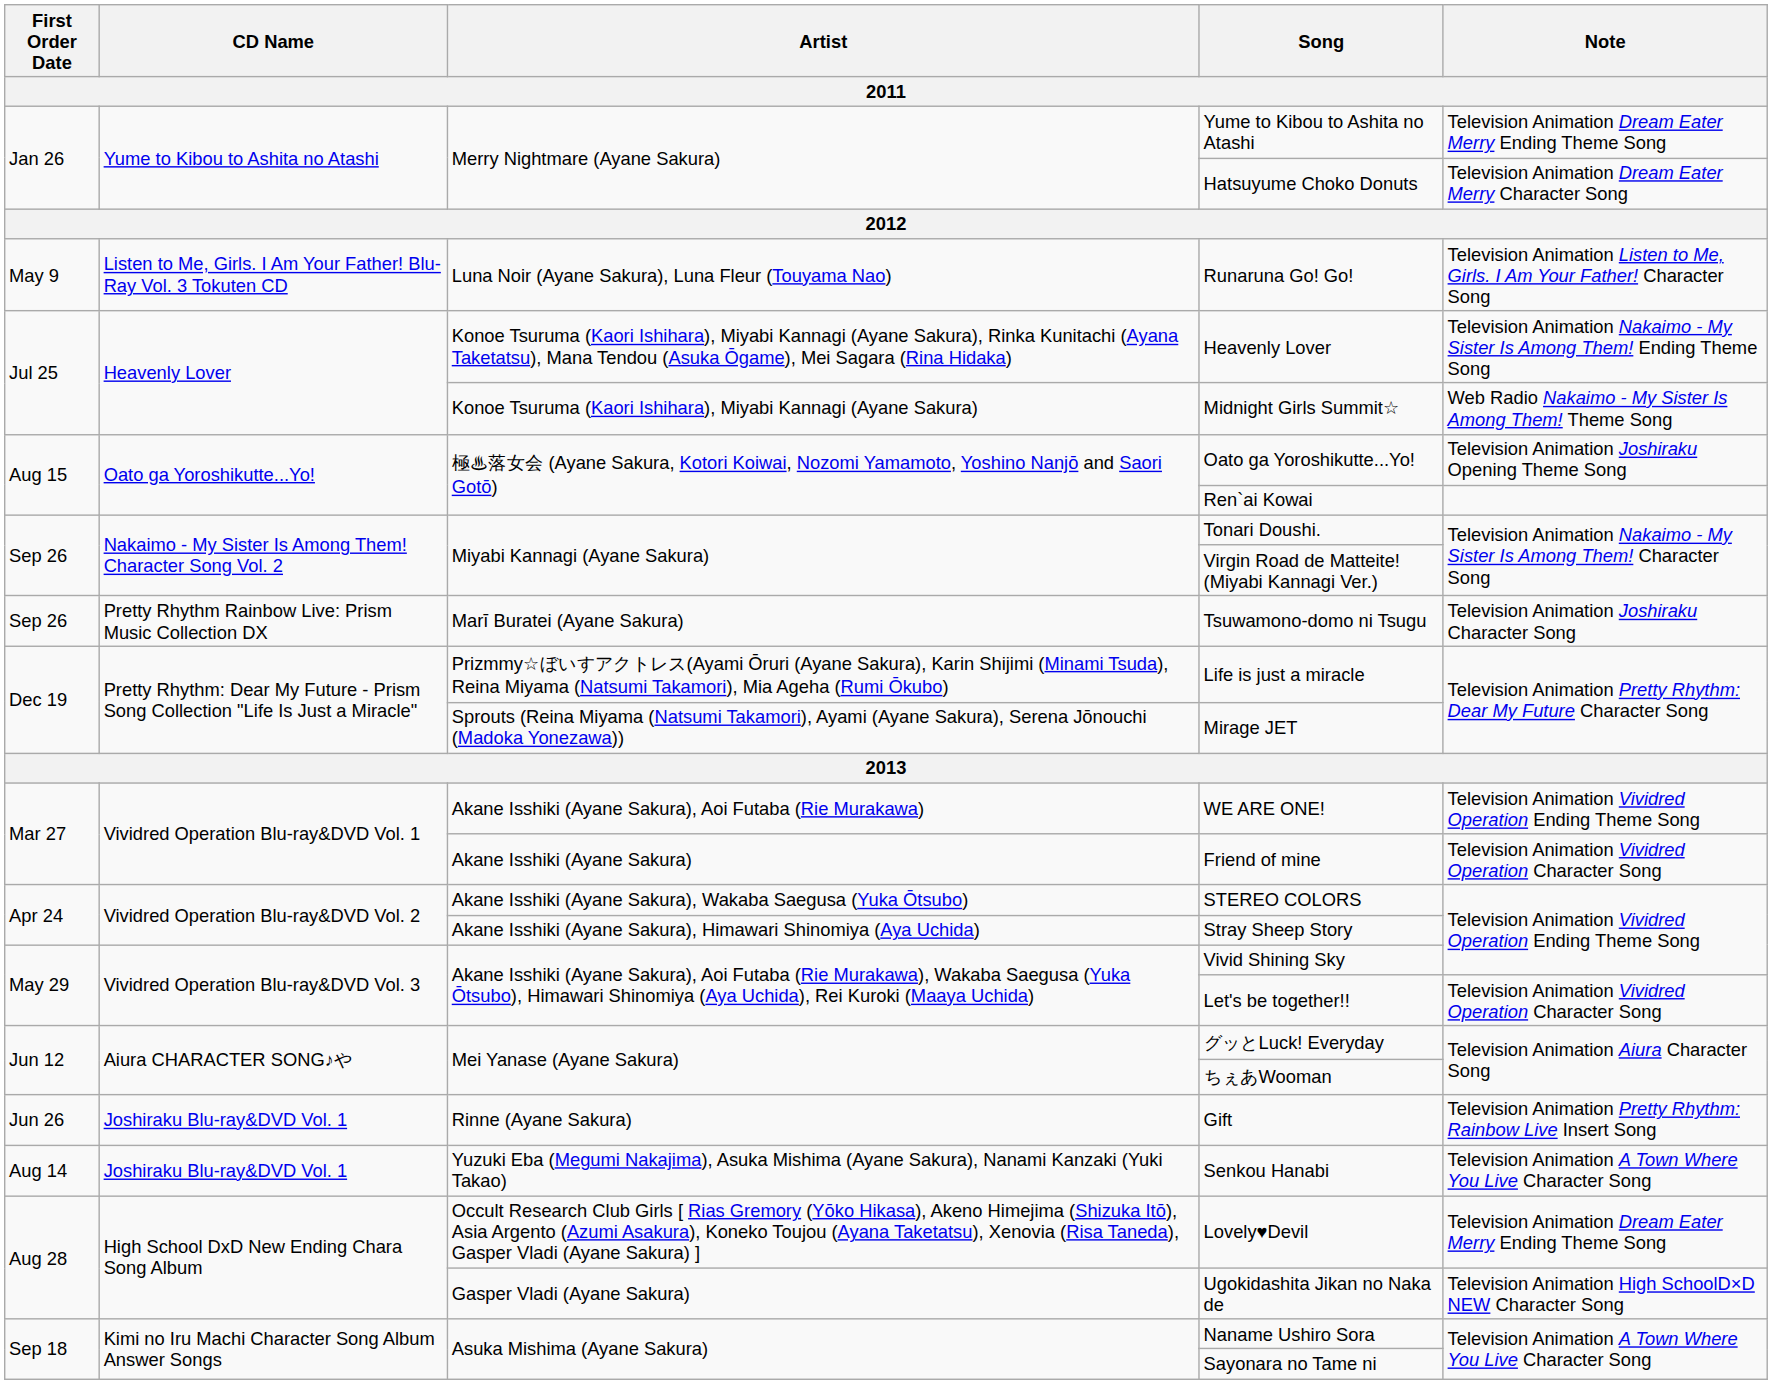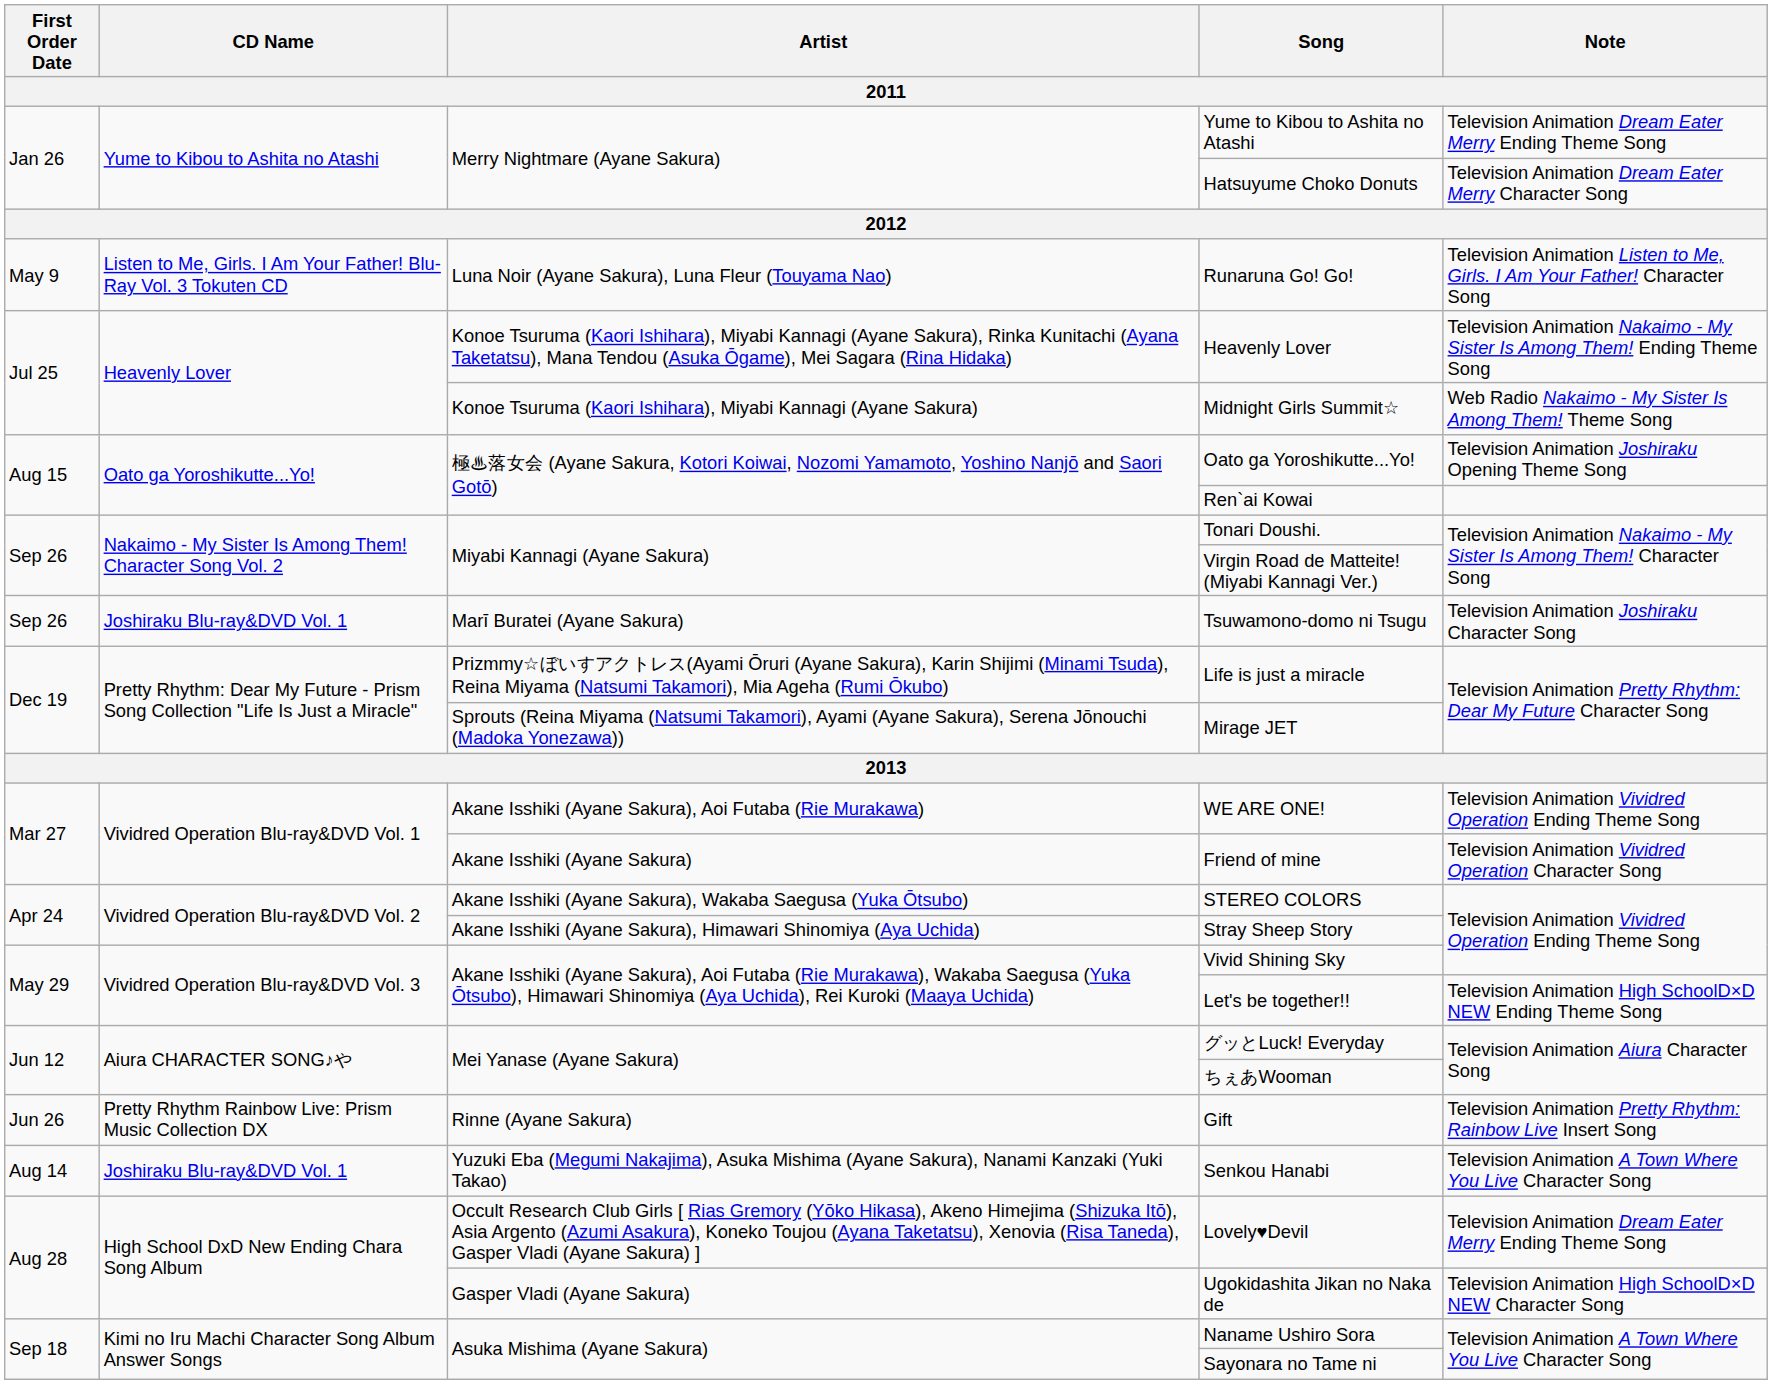(248, 621) Pretty Rhythm Rainbow Live: Prism Music Collection DX -> (225, 621) Joshiraku Blu-ray&DVD Vol. 1
(1566, 1000) Television Animation Vividred Operation Character Song -> (1601, 1000) Television Animation High SchoolD×D NEW Ending Theme Song
(225, 1119) Joshiraku Blu-ray&DVD Vol. 1 -> (248, 1119) Pretty Rhythm Rainbow Live: Prism Music Collection DX
